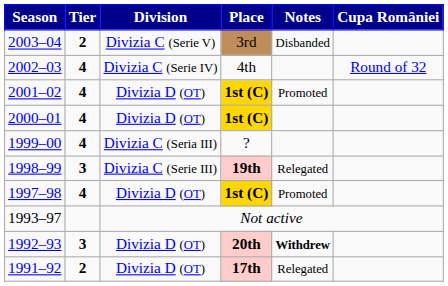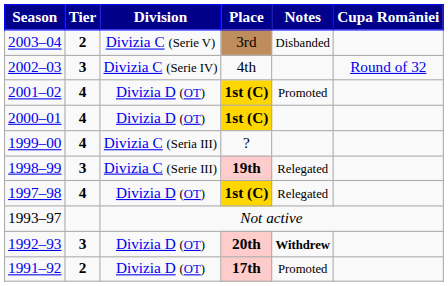(82, 67) 4 -> (82, 67) 3
(303, 194) Promoted -> (303, 194) Relegated
(303, 270) Relegated -> (303, 270) Promoted
